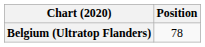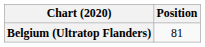(177, 32) 78 -> (177, 32) 81
